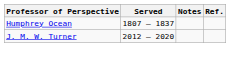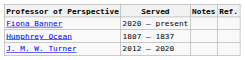+ row: (34, 23)
